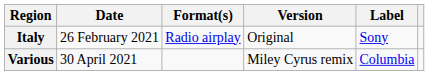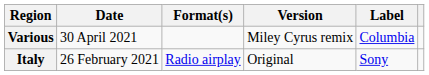rows swapped: (31, 37) <-> (31, 59)
